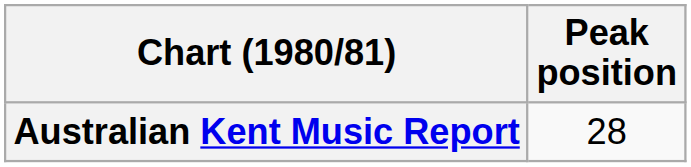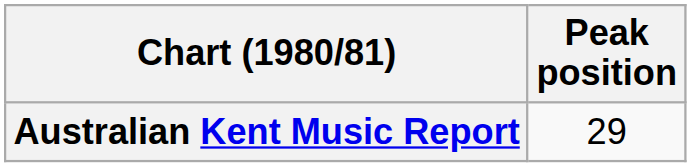(607, 131) 28 -> (607, 131) 29
